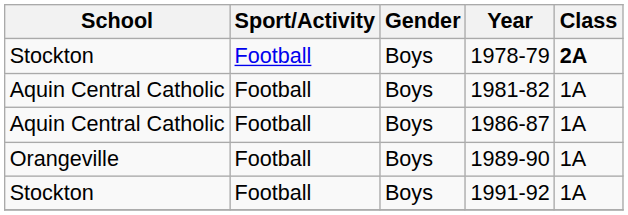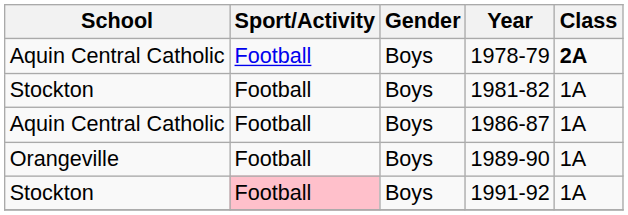(52, 55) Stockton -> (117, 55) Aquin Central Catholic
(117, 90) Aquin Central Catholic -> (52, 90) Stockton
(273, 192) no background -> (273, 192) pink background
